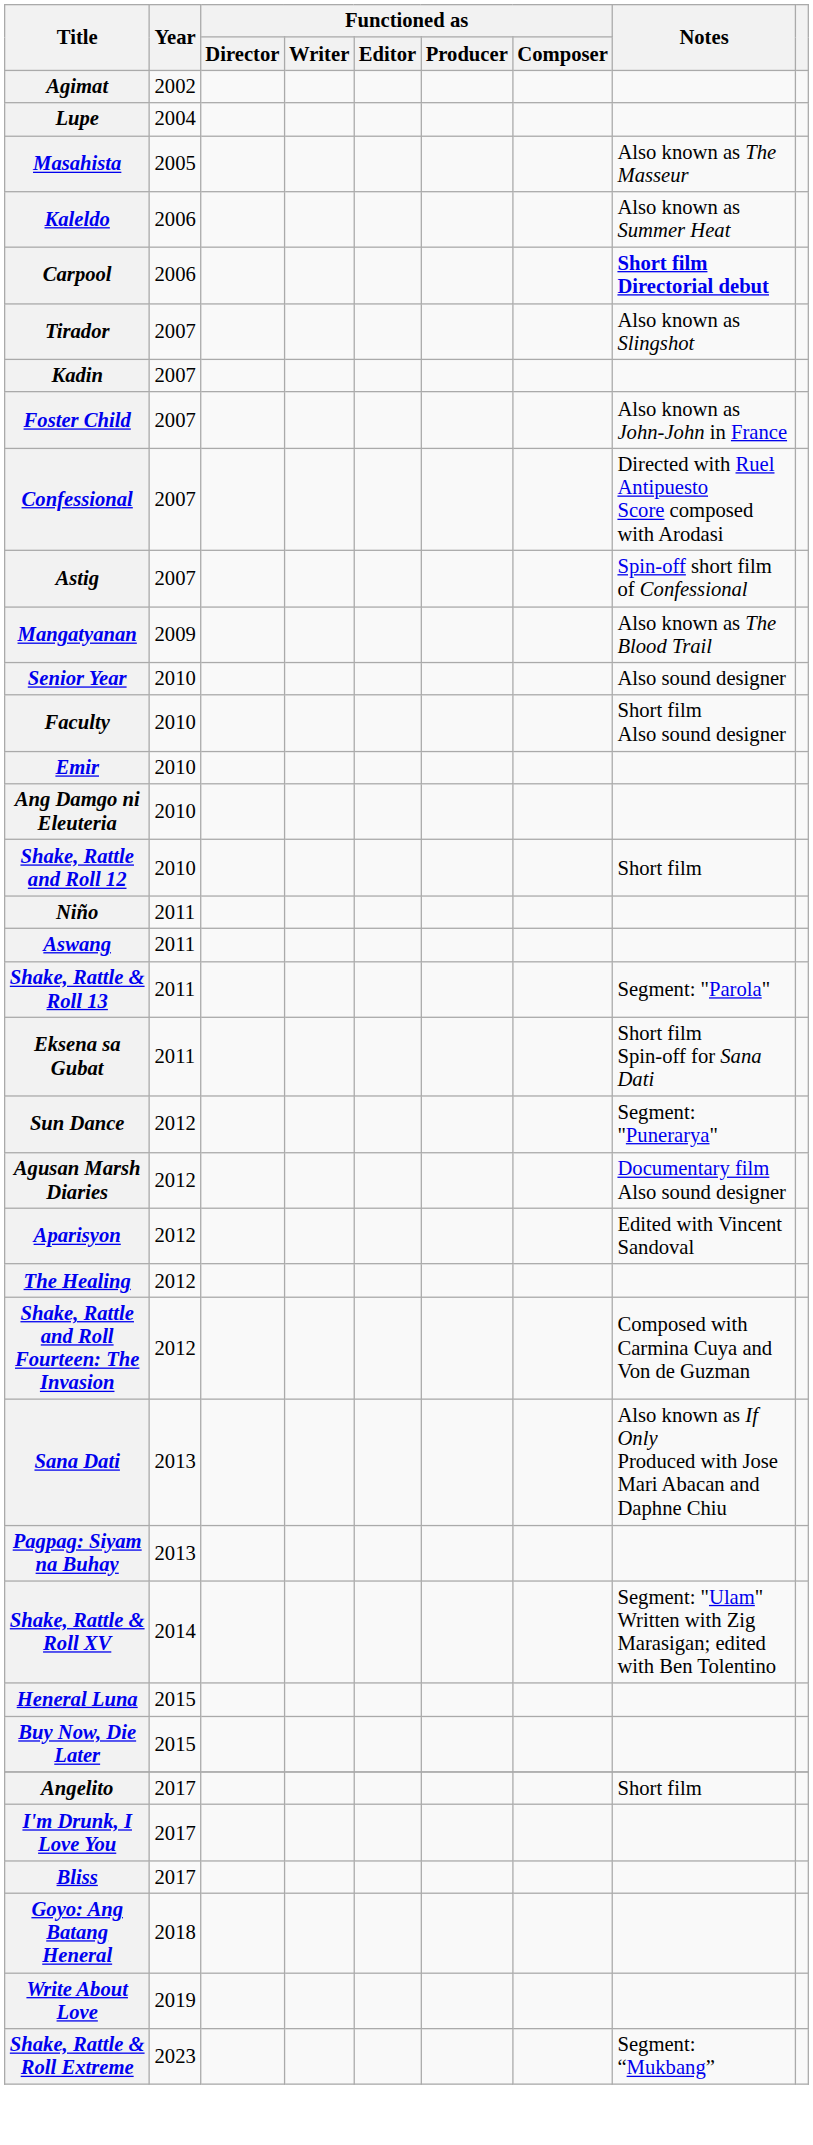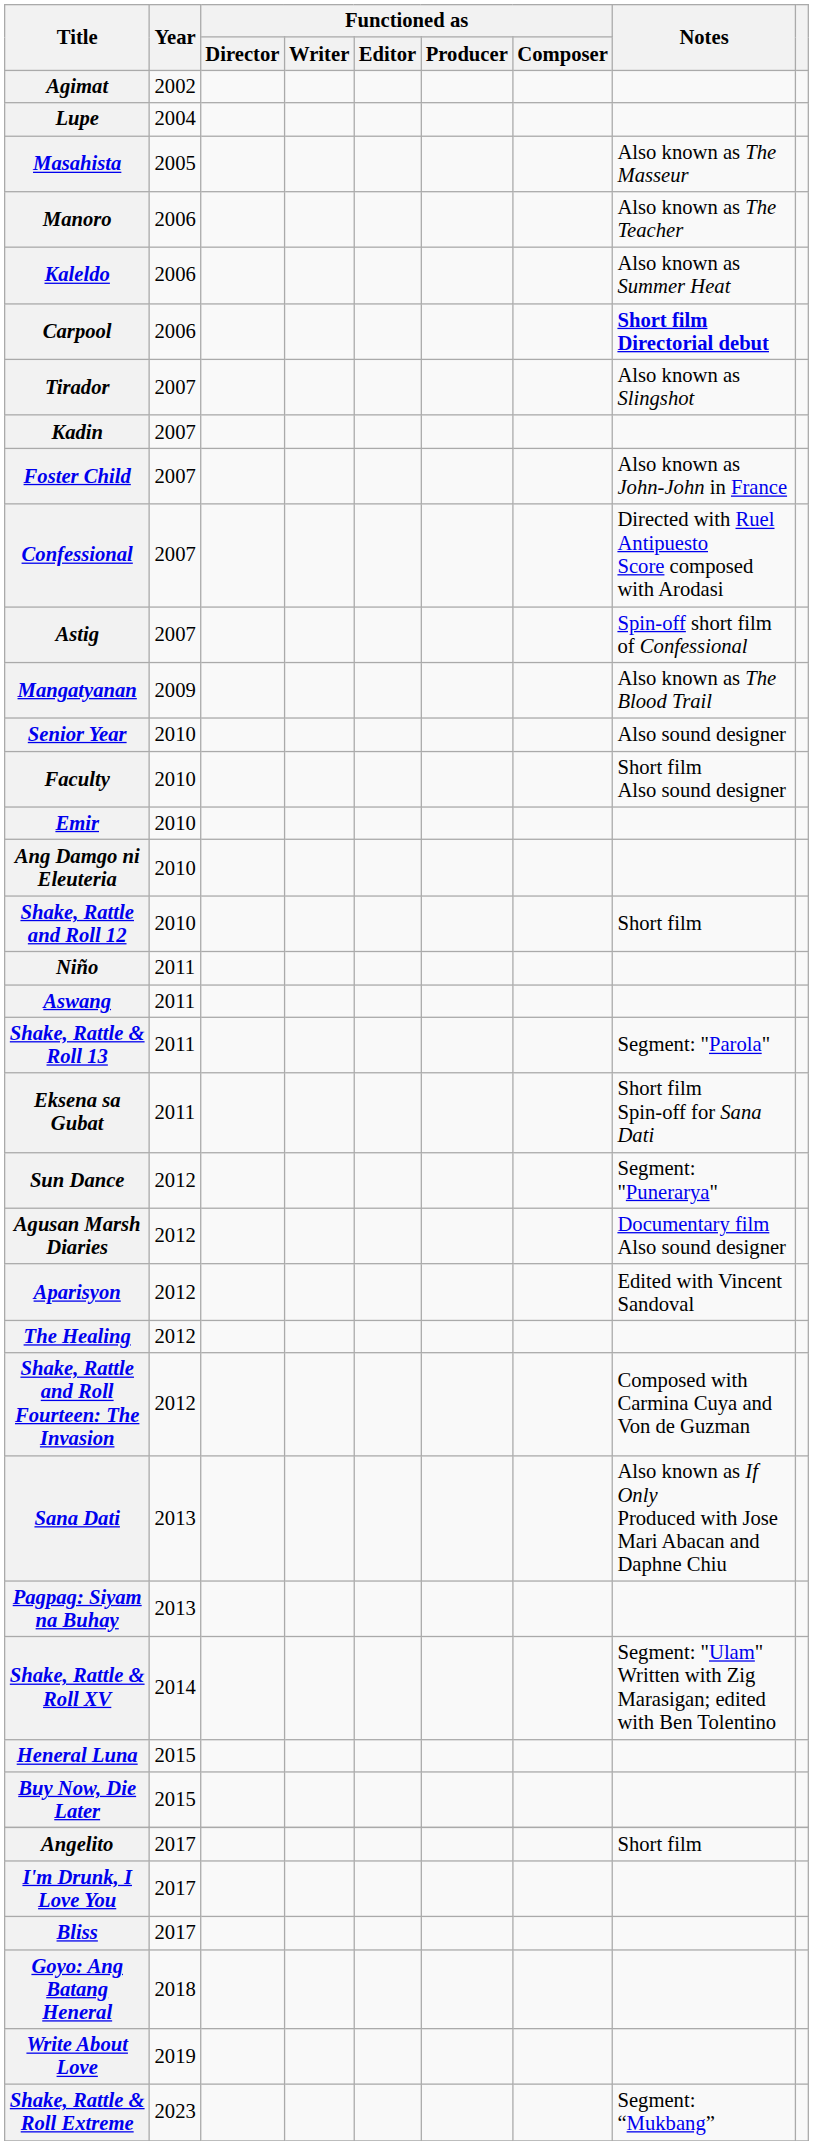+ row: (77, 219)
